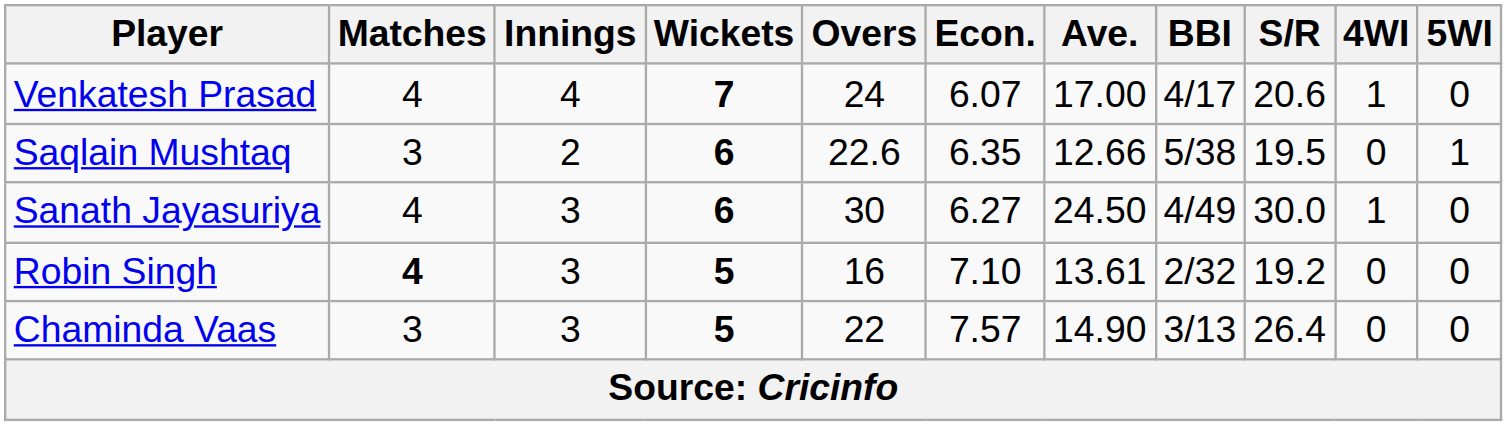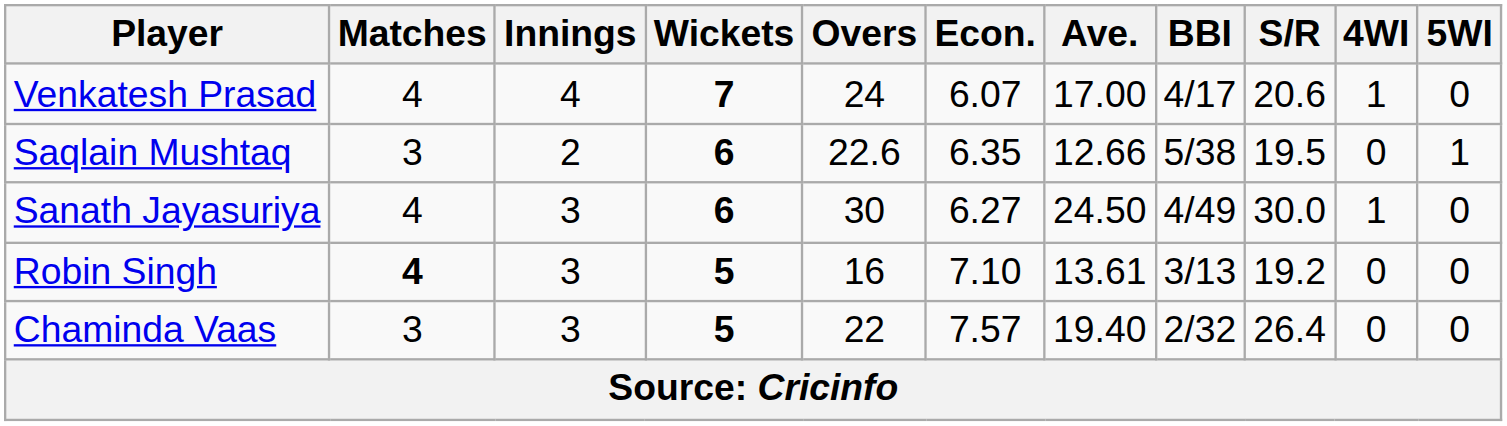(1200, 270) 2/32 -> (1200, 270) 3/13
(1100, 329) 14.90 -> (1100, 329) 19.40
(1200, 329) 3/13 -> (1200, 329) 2/32
